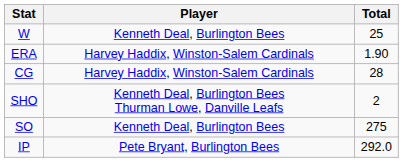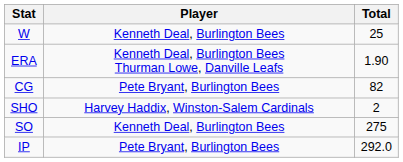(199, 53) Harvey Haddix, Winston-Salem Cardinals -> (199, 61) Kenneth Deal, Burlington Bees Thurman Lowe, Danville Leafs
(199, 73) Harvey Haddix, Winston-Salem Cardinals -> (199, 87) Pete Bryant, Burlington Bees
(376, 73) 28 -> (376, 87) 82
(199, 100) Kenneth Deal, Burlington Bees Thurman Lowe, Danville Leafs -> (199, 107) Harvey Haddix, Winston-Salem Cardinals
